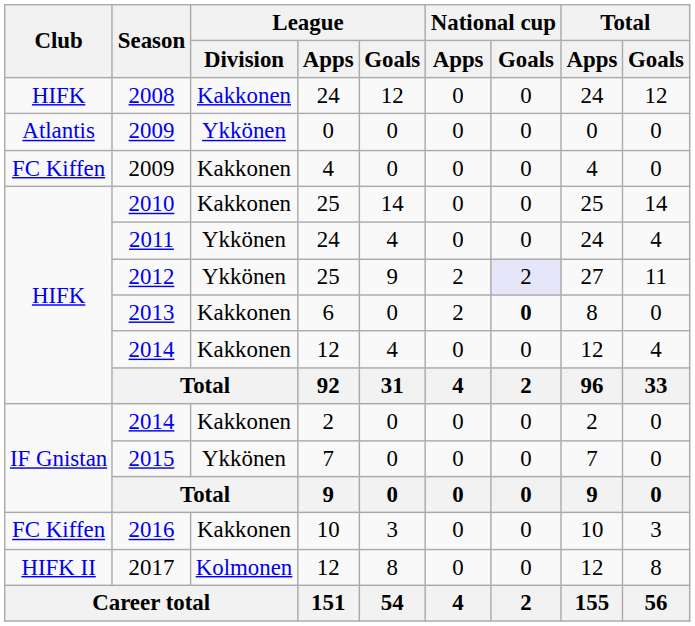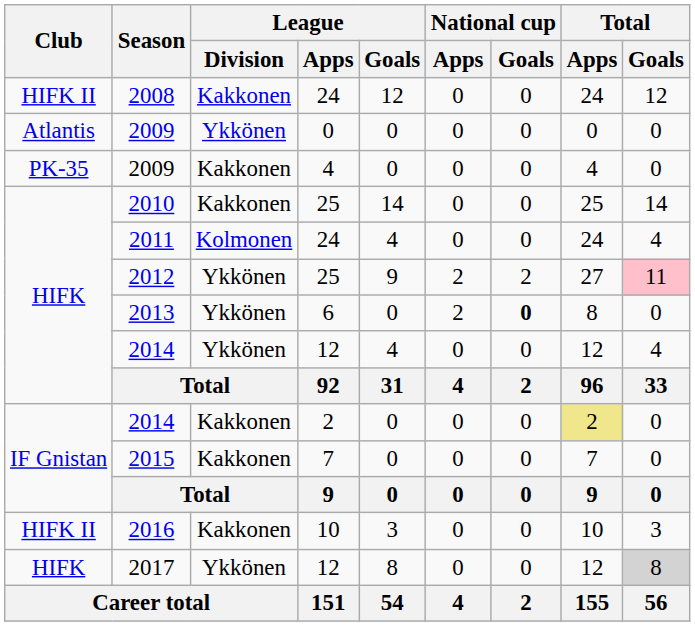(59, 95) HIFK -> (59, 95) HIFK II
(59, 167) FC Kiffen -> (59, 167) PK-35
(244, 240) Ykkönen -> (244, 240) Kolmonen
(526, 276) lavender background -> (526, 276) no background
(656, 276) no background -> (656, 276) pink background
(244, 312) Kakkonen -> (244, 312) Ykkönen
(244, 349) Kakkonen -> (244, 349) Ykkönen
(592, 421) no background -> (592, 421) khaki background
(244, 458) Ykkönen -> (244, 458) Kakkonen
(59, 530) FC Kiffen -> (59, 530) HIFK II
(59, 566) HIFK II -> (59, 566) HIFK
(244, 566) Kolmonen -> (244, 566) Ykkönen
(656, 566) no background -> (656, 566) lightgrey background
